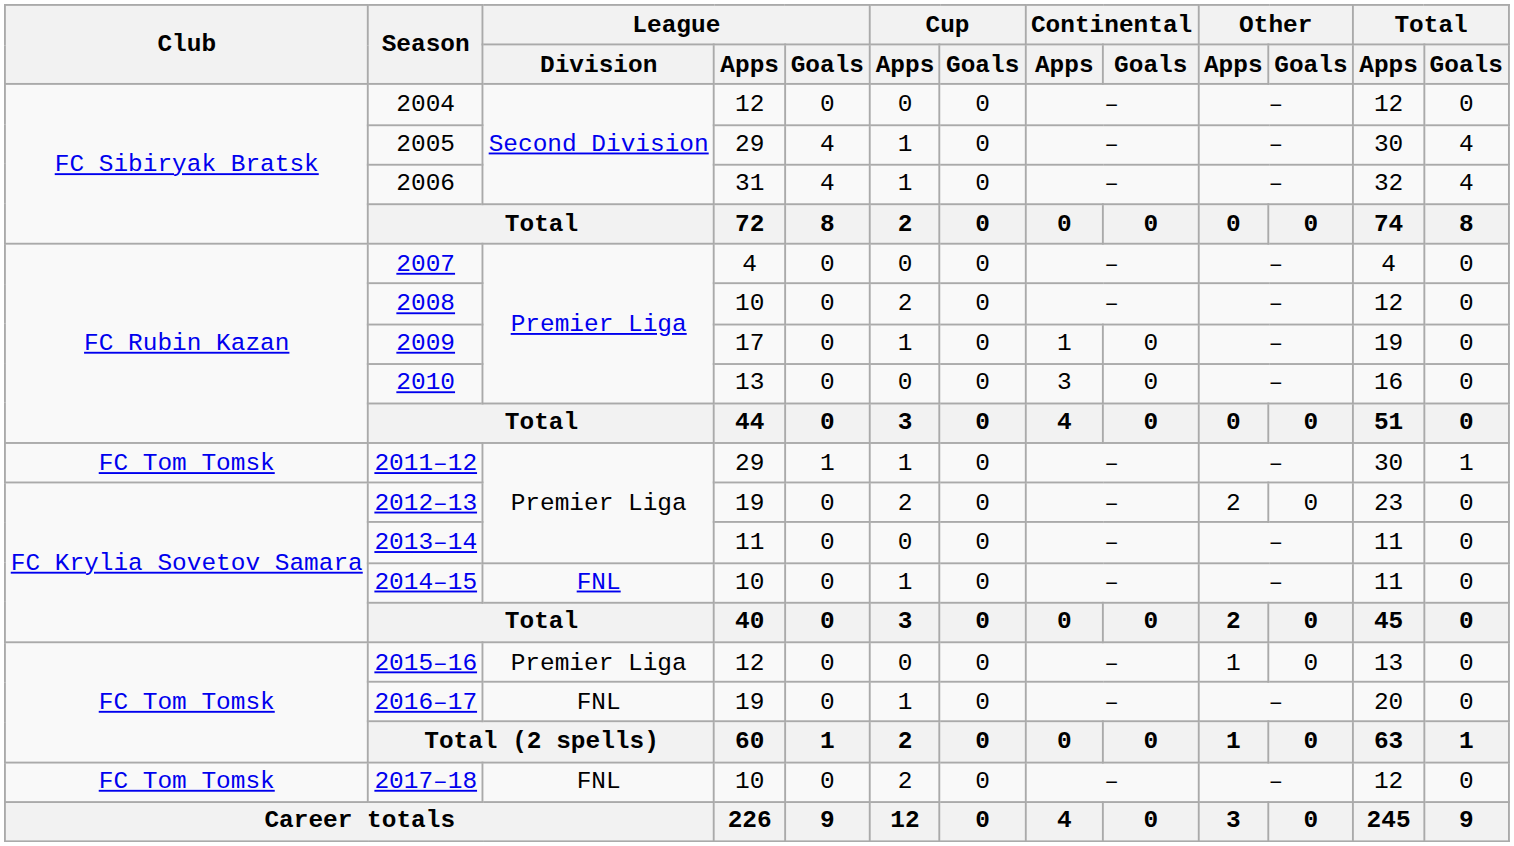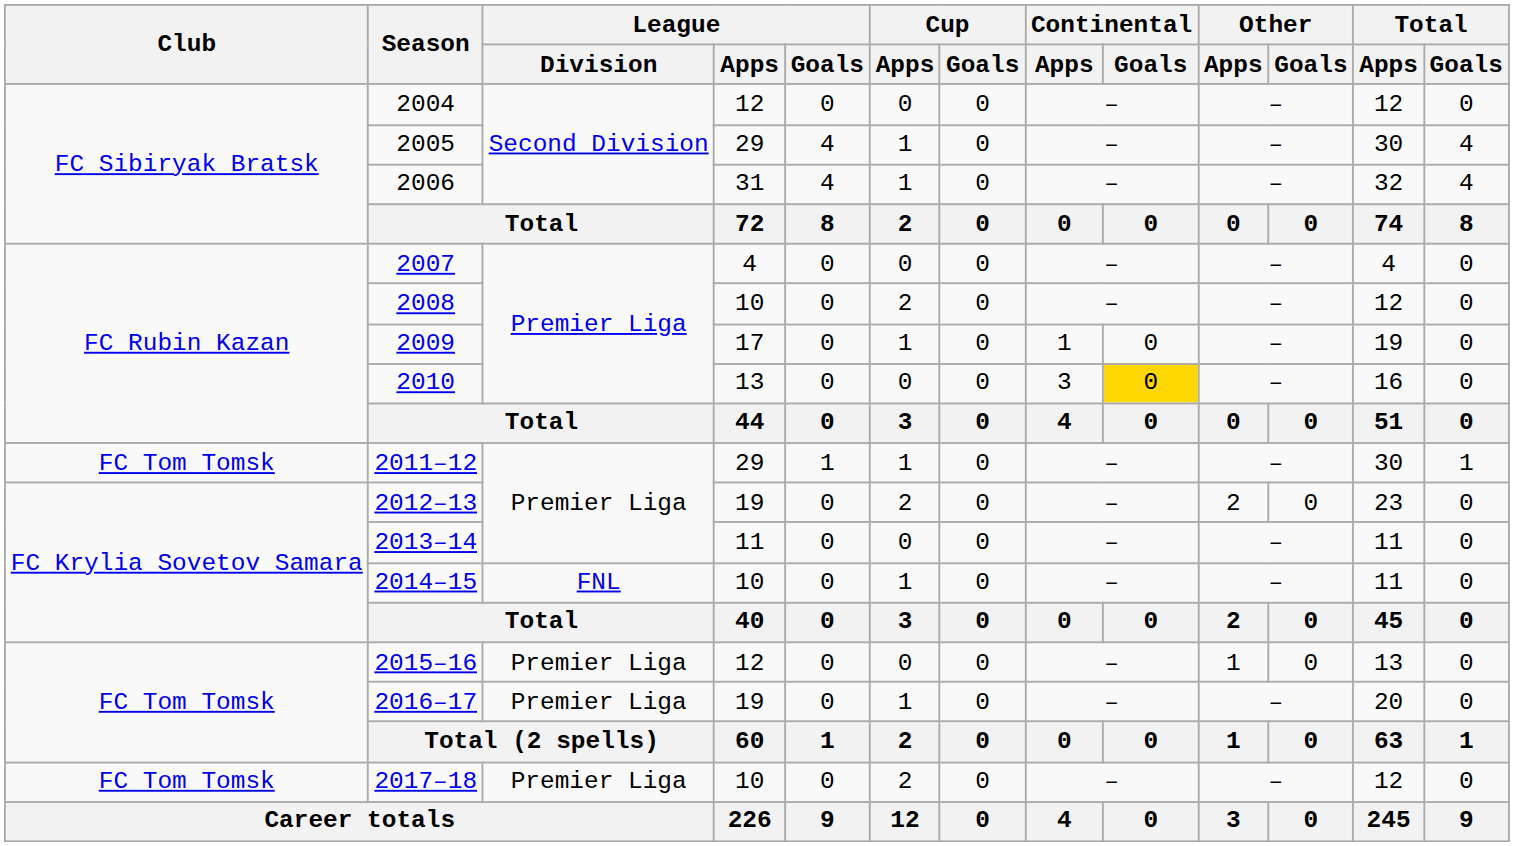(1151, 383) no background -> (1151, 383) gold background
(599, 702) FNL -> (599, 702) Premier Liga
(599, 782) FNL -> (599, 782) Premier Liga
